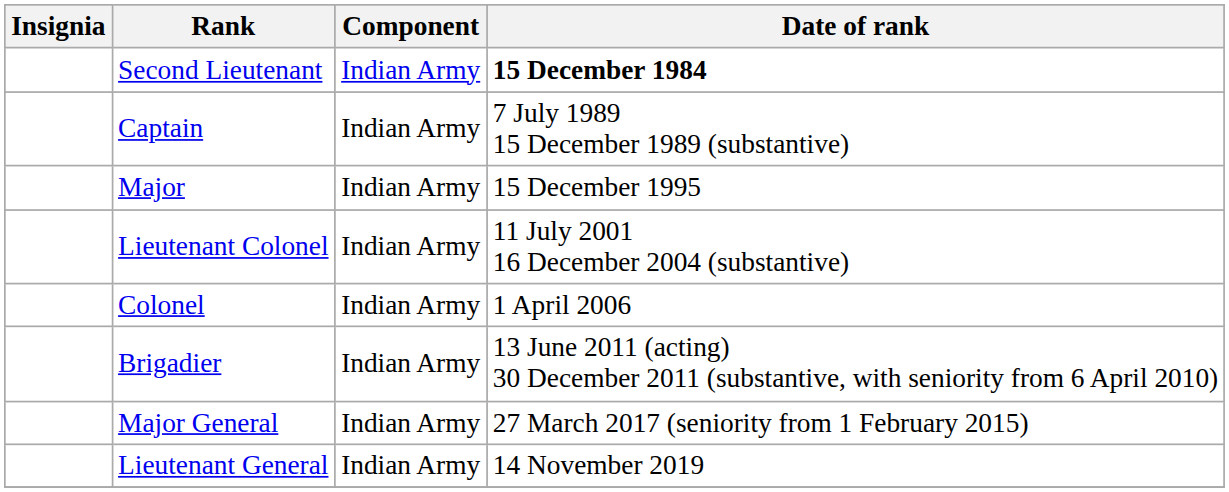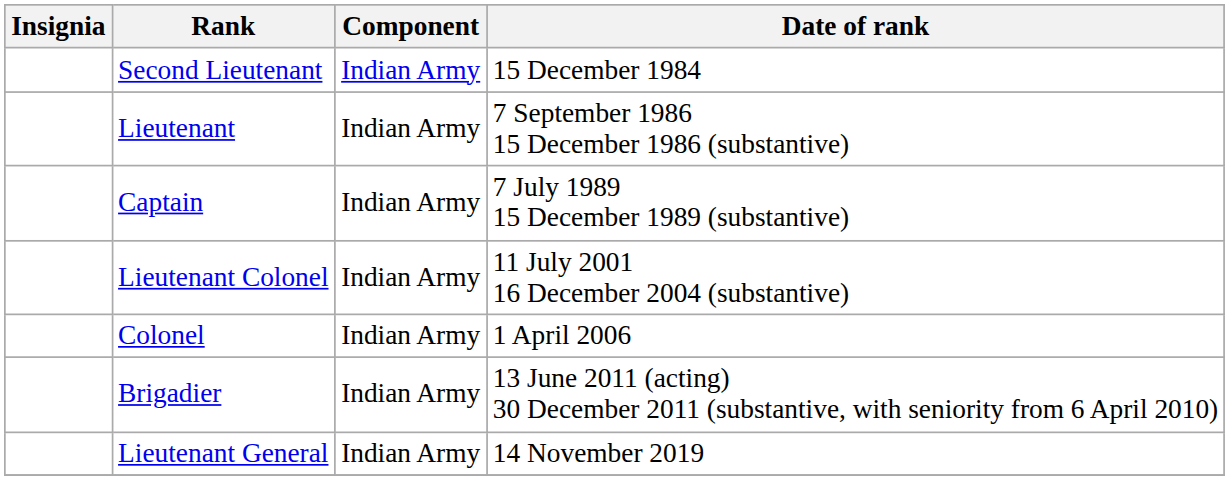(600, 69) bold -> (597, 69) normal
+ row: (177, 128)
- row: (152, 187)
- row: (198, 422)
